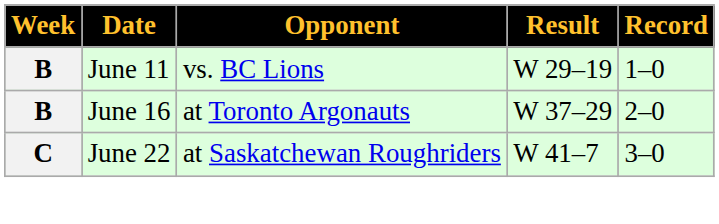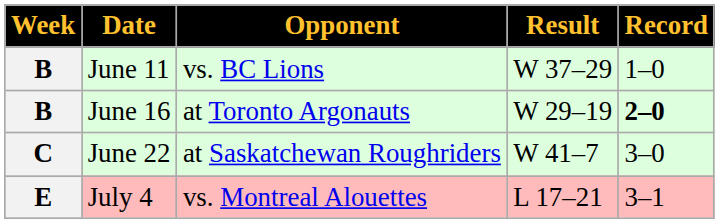(563, 68) W 29–19 -> (563, 68) W 37–29
(563, 111) W 37–29 -> (563, 111) W 29–19
(645, 111) normal -> (645, 111) bold
+ row: (120, 196)
